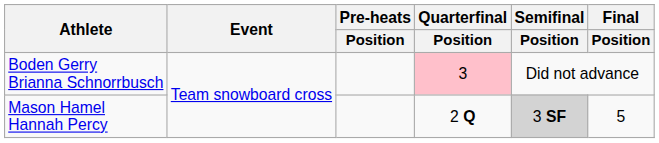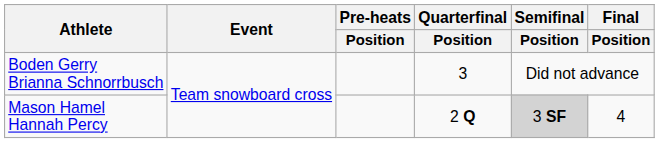(463, 74) pink background -> (463, 74) no background
(621, 116) 5 -> (621, 116) 4
